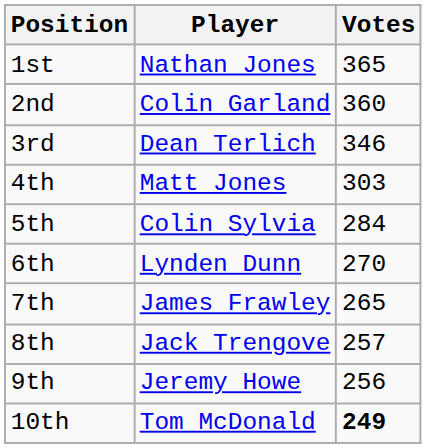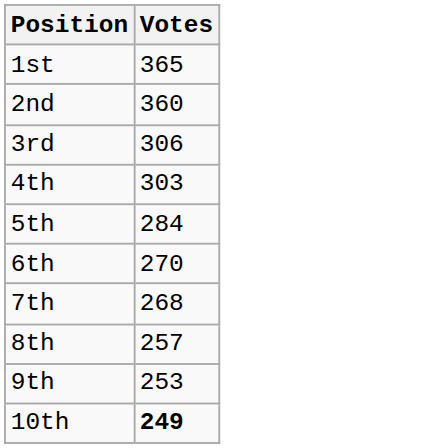- column: (235, 25)
(364, 144) 346 -> (162, 144) 306
(364, 304) 265 -> (162, 304) 268
(364, 383) 256 -> (162, 383) 253
